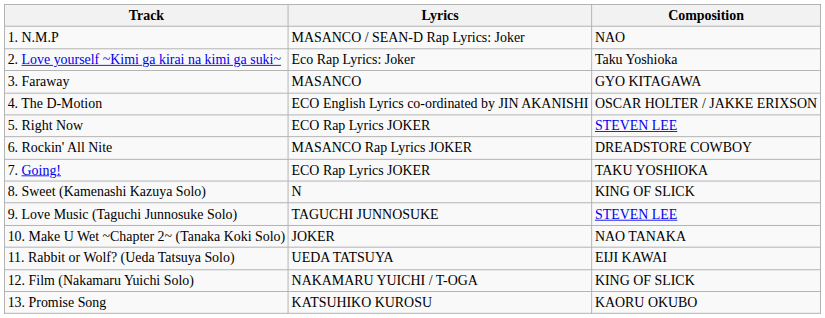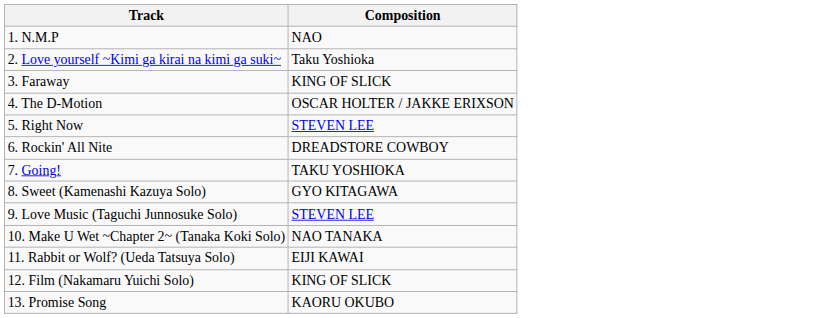- column: (440, 15)
(648, 81) GYO KITAGAWA -> (341, 81) KING OF SLICK
(645, 192) KING OF SLICK -> (345, 192) GYO KITAGAWA
